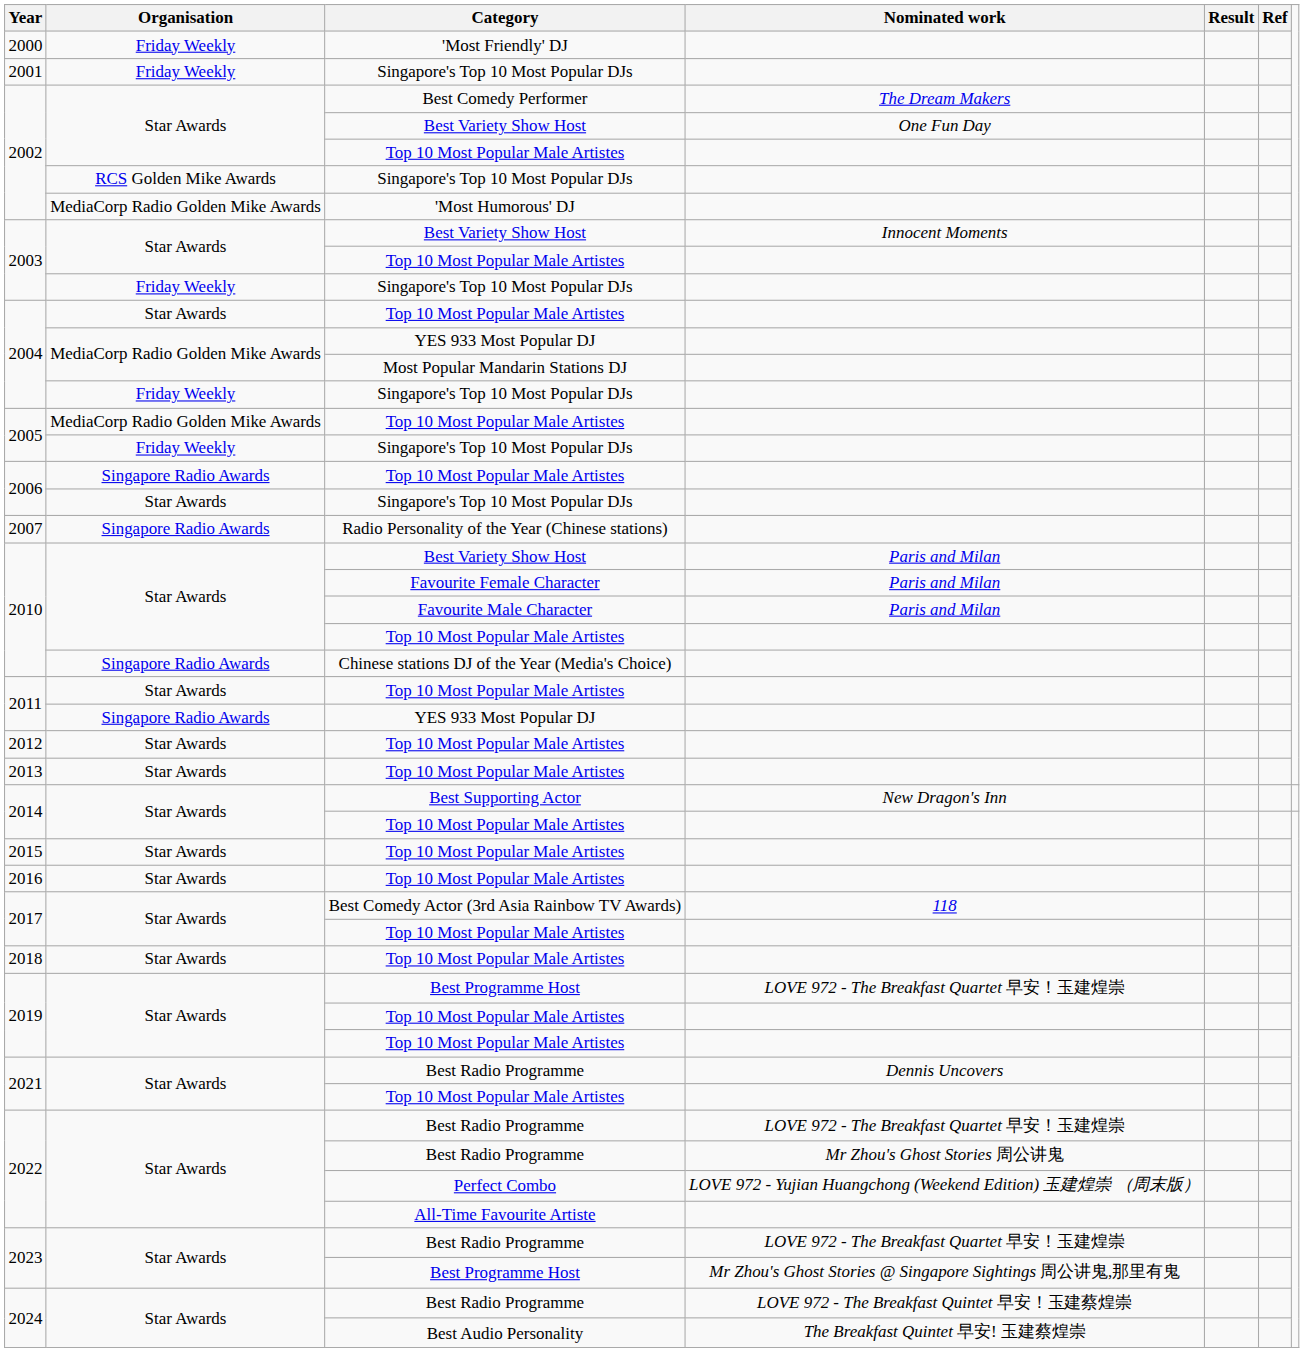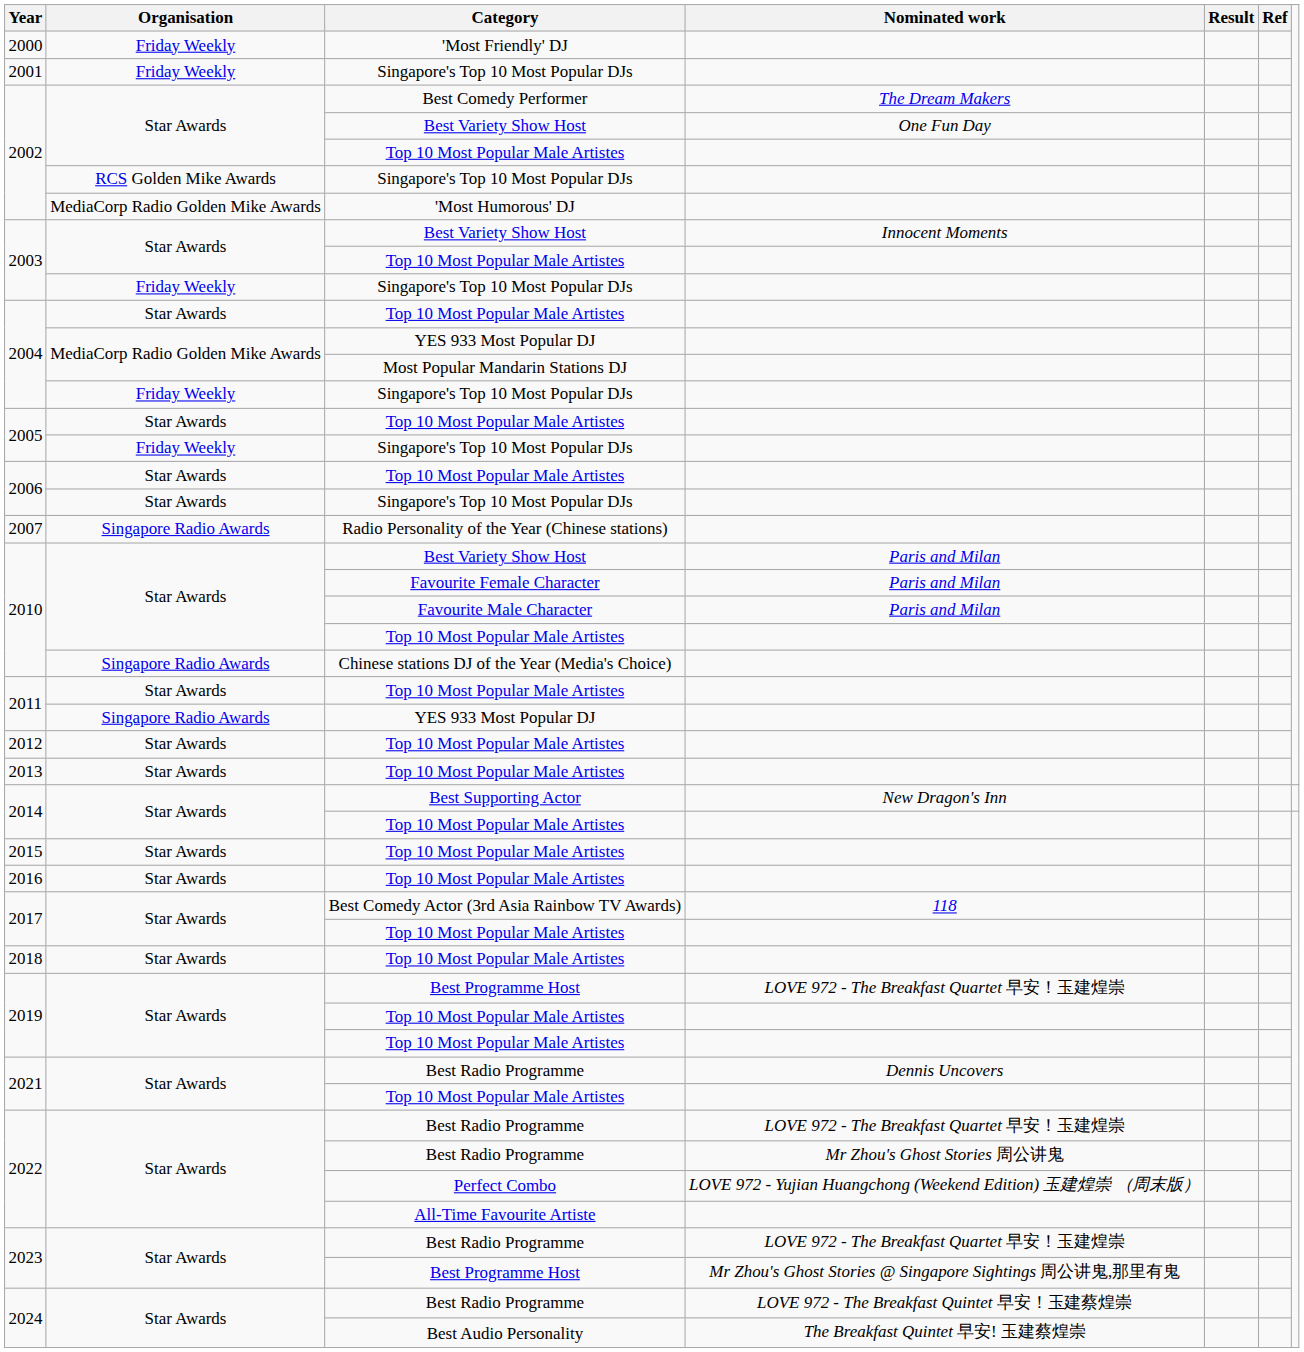(186, 421) MediaCorp Radio Golden Mike Awards -> (186, 421) Star Awards
(186, 475) Singapore Radio Awards -> (186, 475) Star Awards
